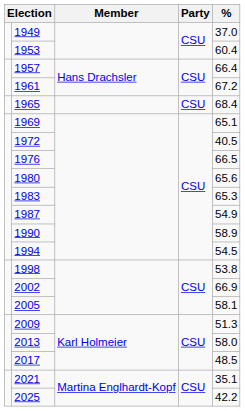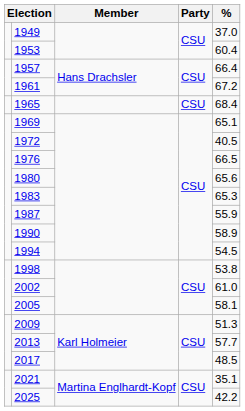(226, 214) 54.9 -> (226, 214) 55.9
(226, 287) 66.9 -> (226, 287) 61.0
(226, 342) 58.0 -> (226, 342) 57.7
